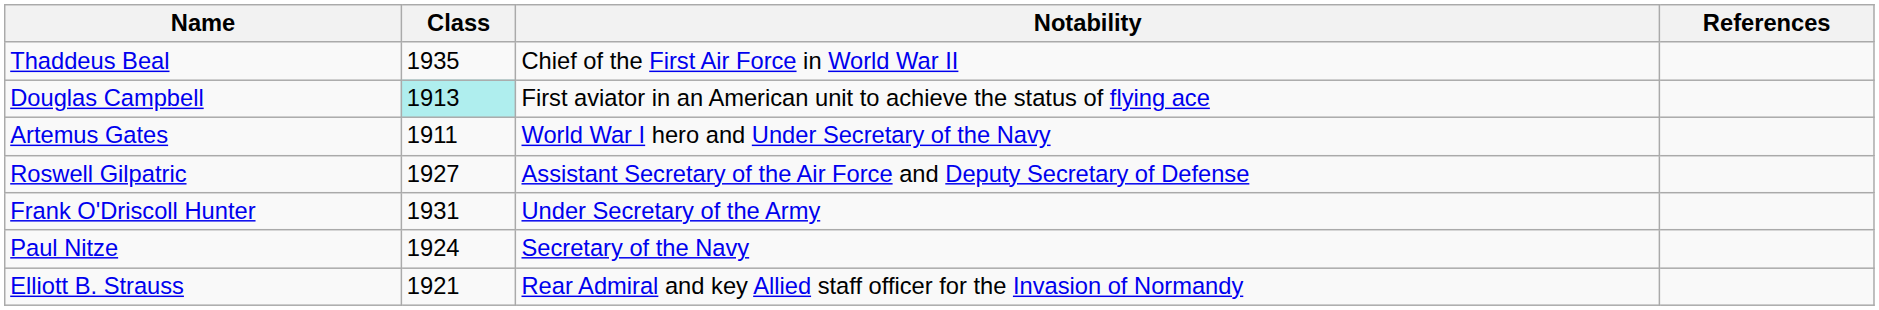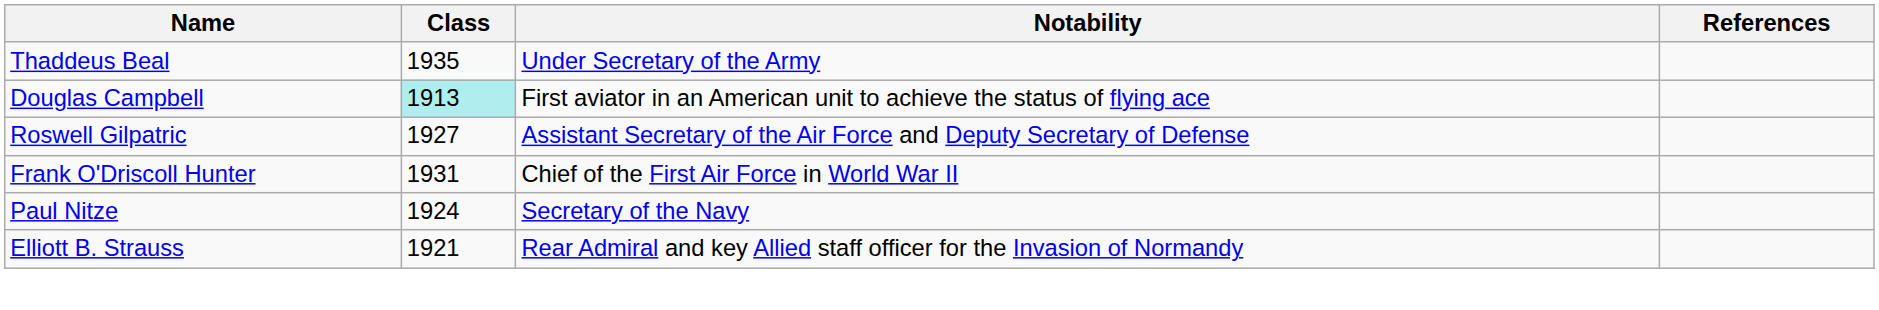(740, 60) Chief of the First Air Force in World War II -> (671, 60) Under Secretary of the Army
- row: (89, 135)
(671, 211) Under Secretary of the Army -> (740, 173) Chief of the First Air Force in World War II
